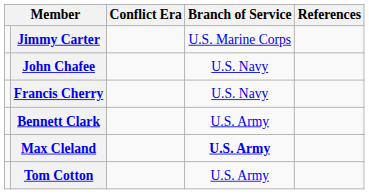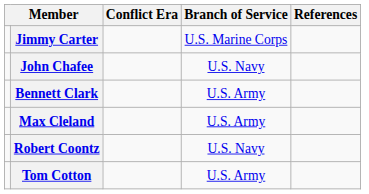- row: (59, 94)
(240, 148) bold -> (236, 121) normal
+ row: (57, 148)
